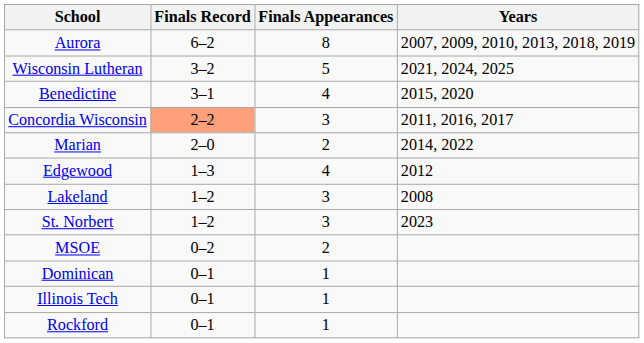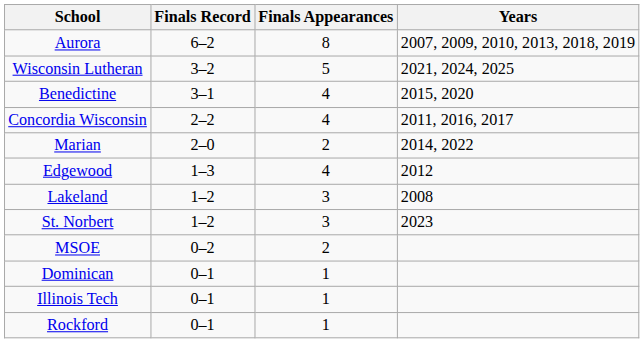(203, 119) lightsalmon background -> (203, 119) no background
(326, 119) 3 -> (326, 119) 4
